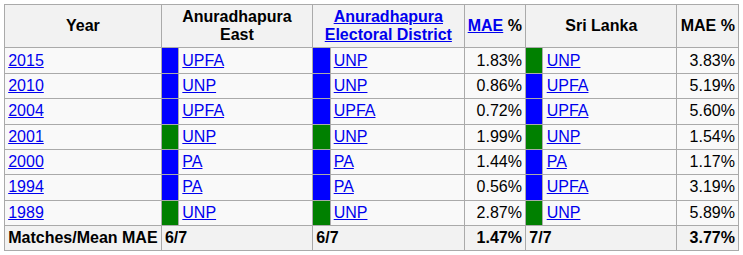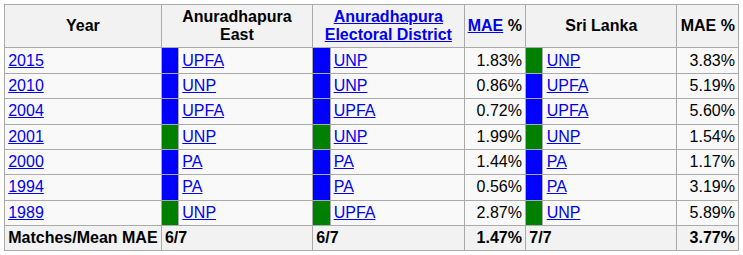(568, 187) UPFA -> (557, 187) PA
(351, 212) UNP -> (355, 212) UPFA
